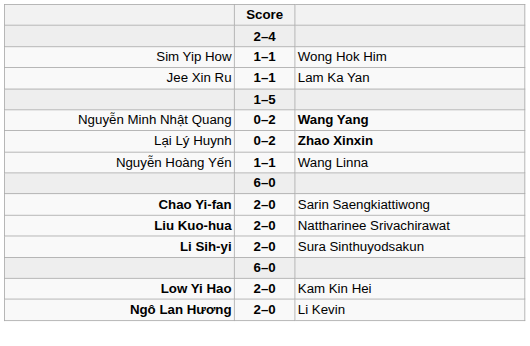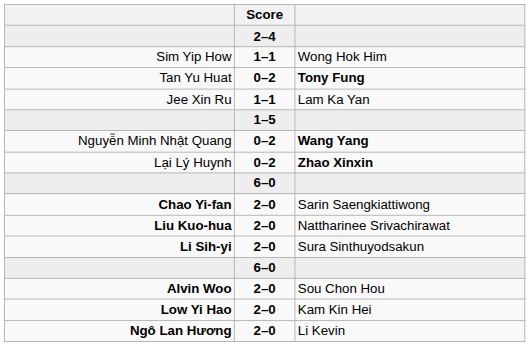+ row: (196, 78)
- row: (174, 162)
+ row: (199, 288)
